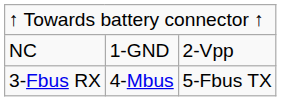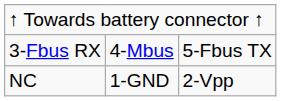rows swapped: (23, 50) <-> (55, 80)
